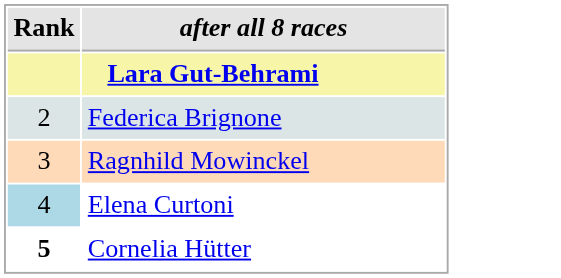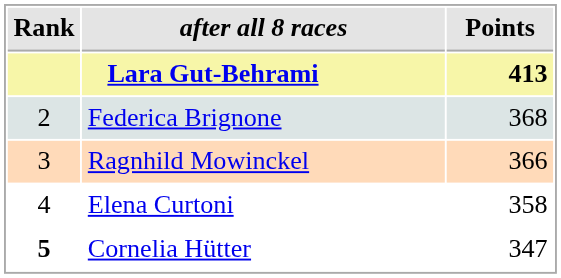+ column: (500, 28)
(44, 204) lightblue background -> (44, 204) no background
